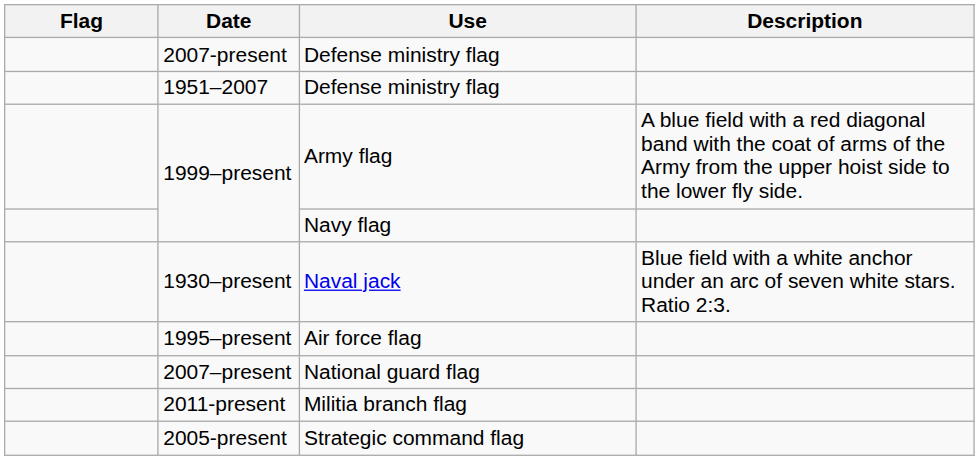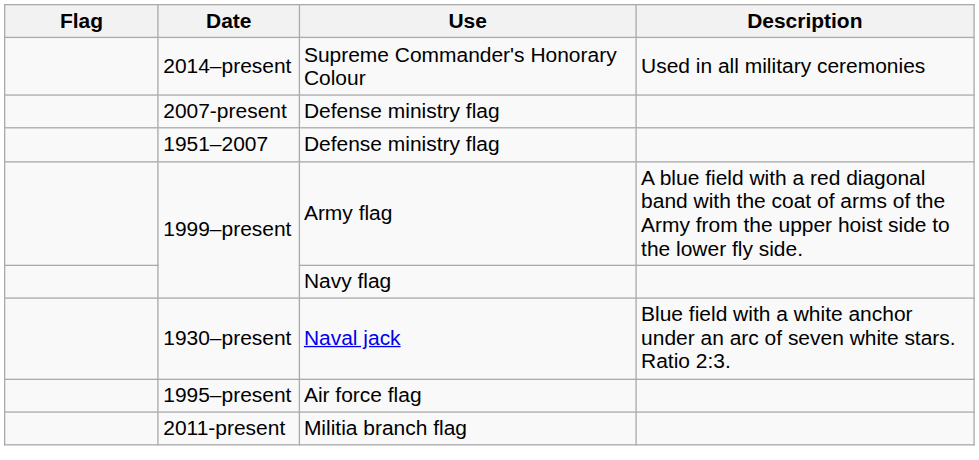+ row: (227, 66)
- row: (227, 371)
- row: (225, 438)
